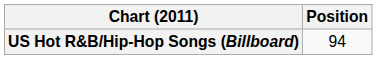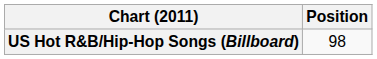(337, 41) 94 -> (337, 41) 98
